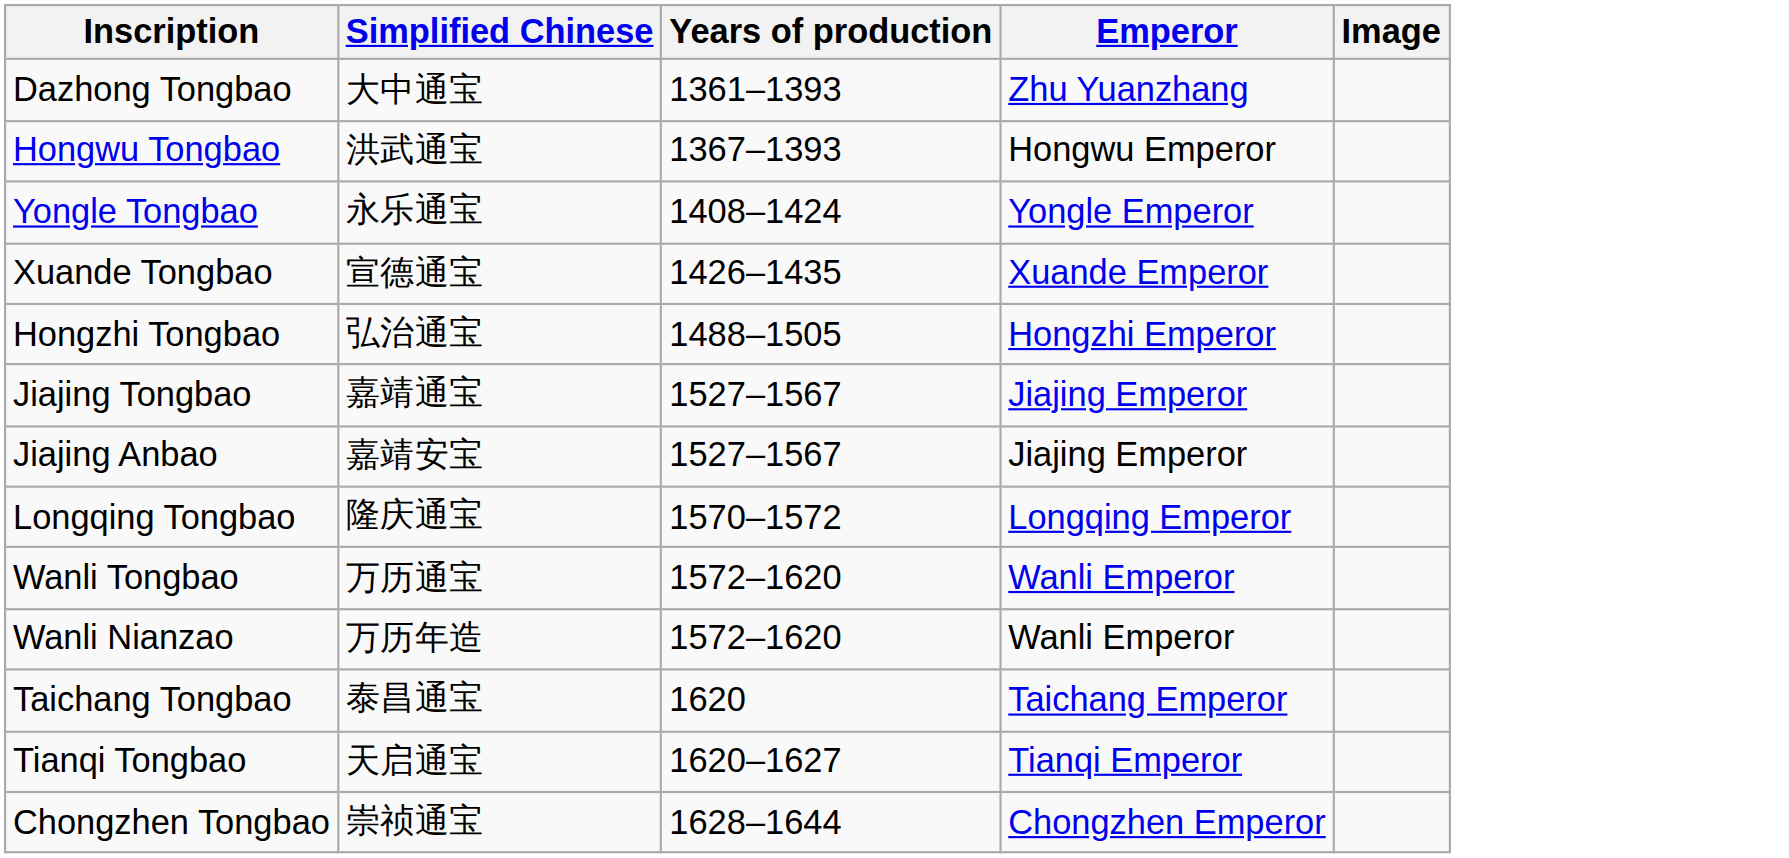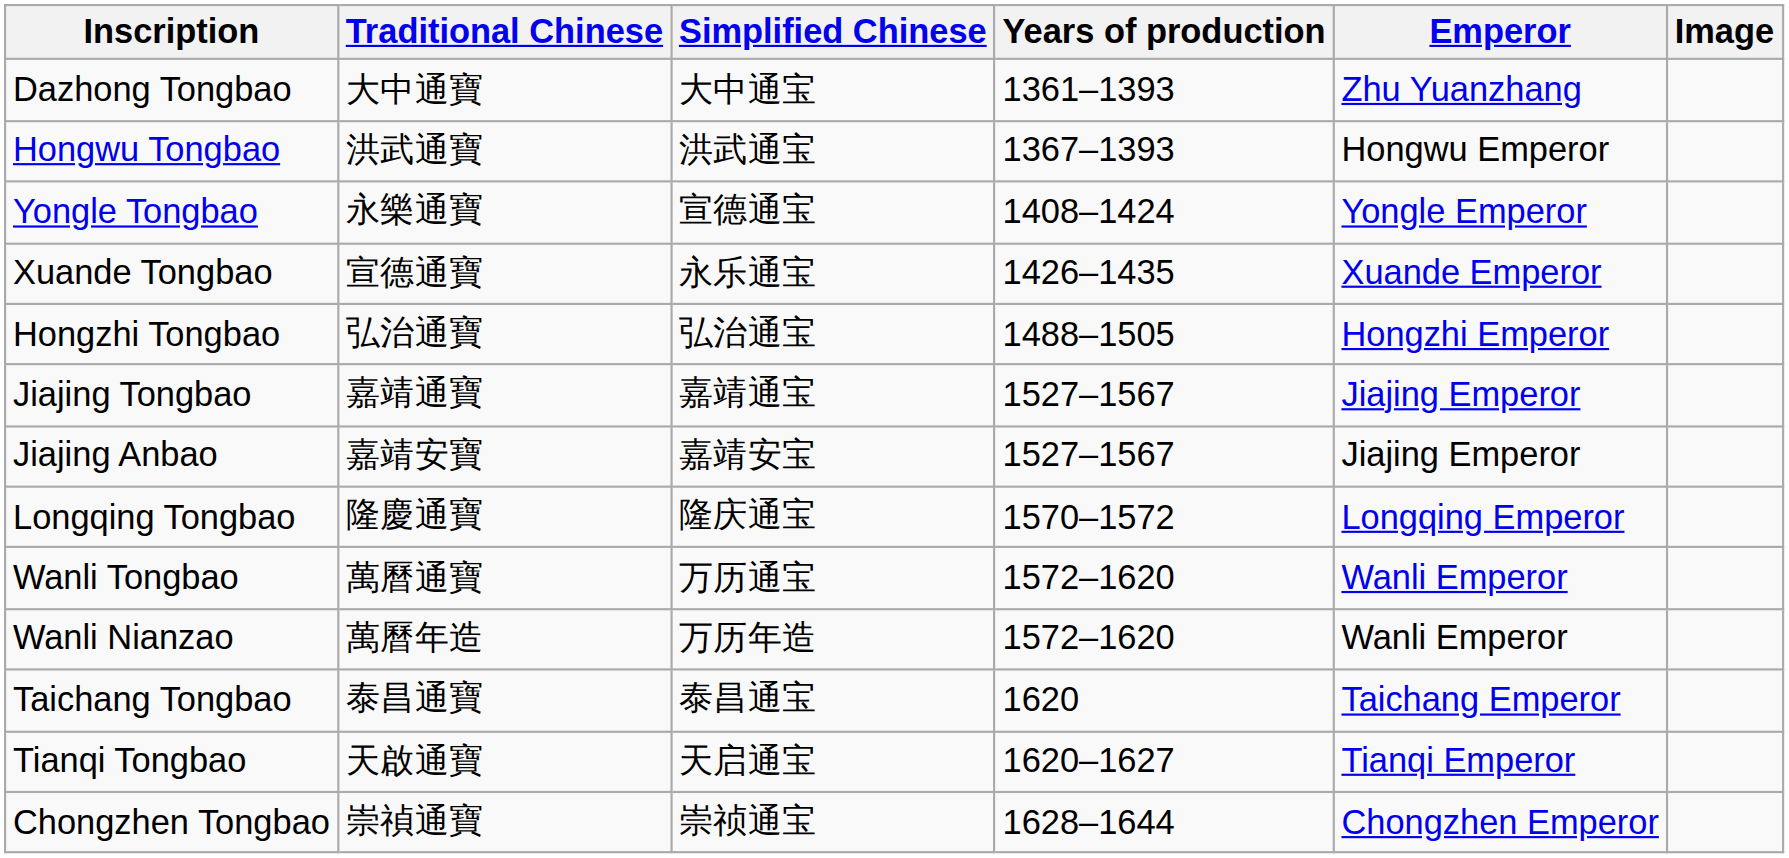+ column: (504, 31)
(415, 210) 永乐通宝 -> (748, 210) 宣德通宝
(415, 271) 宣德通宝 -> (748, 271) 永乐通宝
